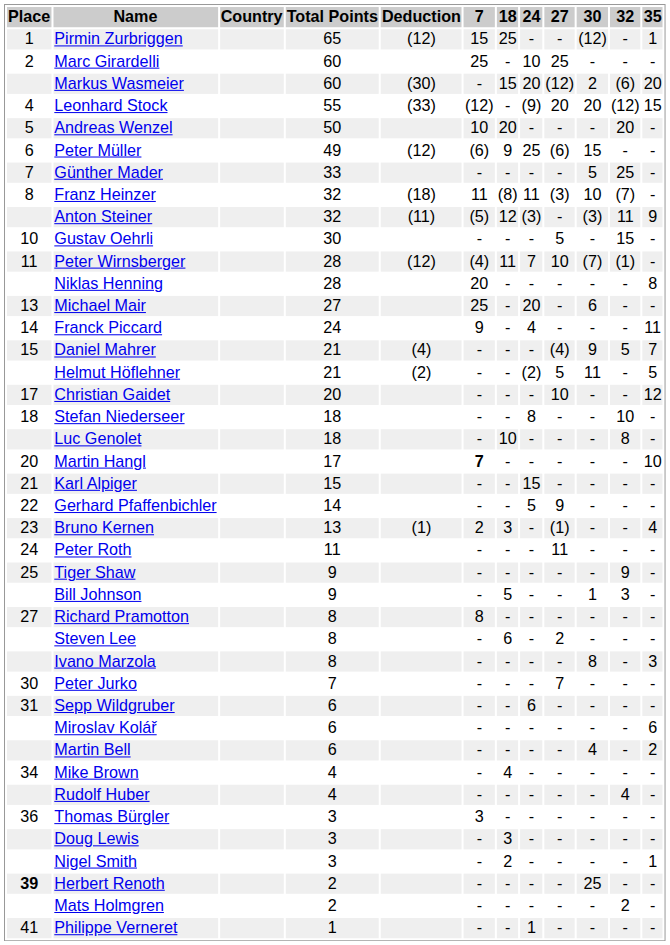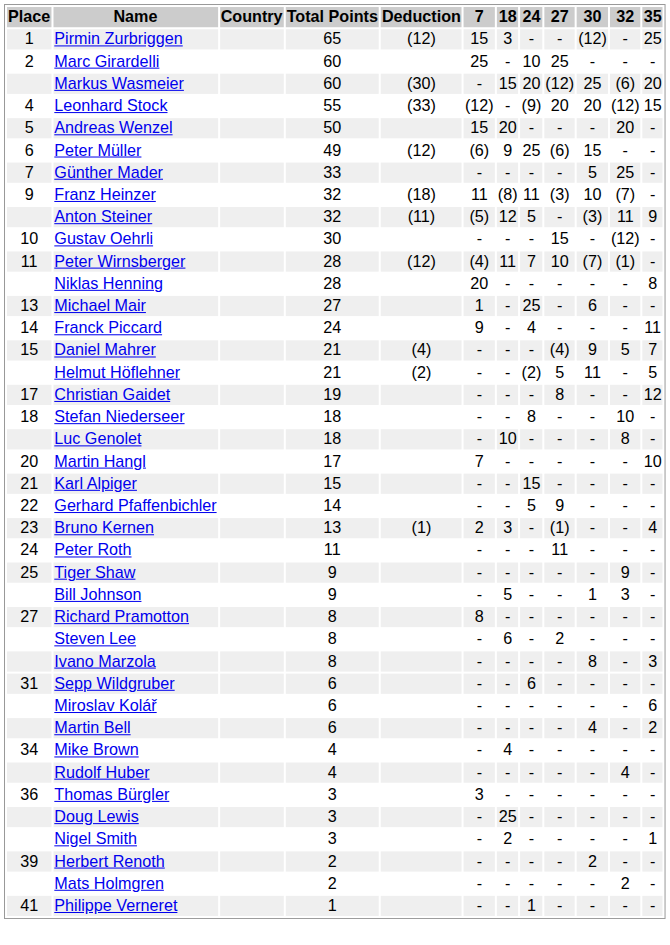(508, 39) 25 -> (508, 39) 3
(653, 39) 1 -> (653, 39) 25
(592, 83) 2 -> (593, 83) 25
(479, 128) 10 -> (479, 128) 15
(29, 194) 8 -> (29, 194) 9
(531, 217) (3) -> (531, 217) 5
(560, 239) 5 -> (560, 239) 15
(625, 239) 15 -> (625, 239) (12)
(479, 305) 25 -> (479, 305) 1
(531, 305) 20 -> (531, 305) 25
(332, 394) 20 -> (332, 394) 19
(560, 394) 10 -> (560, 394) 8
(479, 461) bold -> (479, 461) normal
- row: (96, 683)
(508, 839) 3 -> (508, 817) 25
(29, 883) bold -> (29, 861) normal
(593, 883) 25 -> (592, 861) 2
